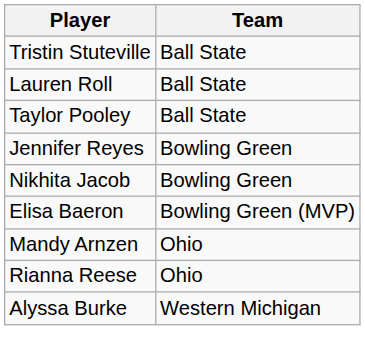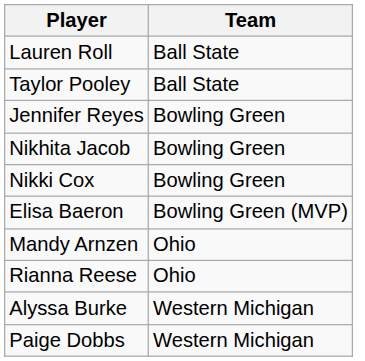- row: (80, 52)
+ row: (52, 180)
+ row: (67, 340)
